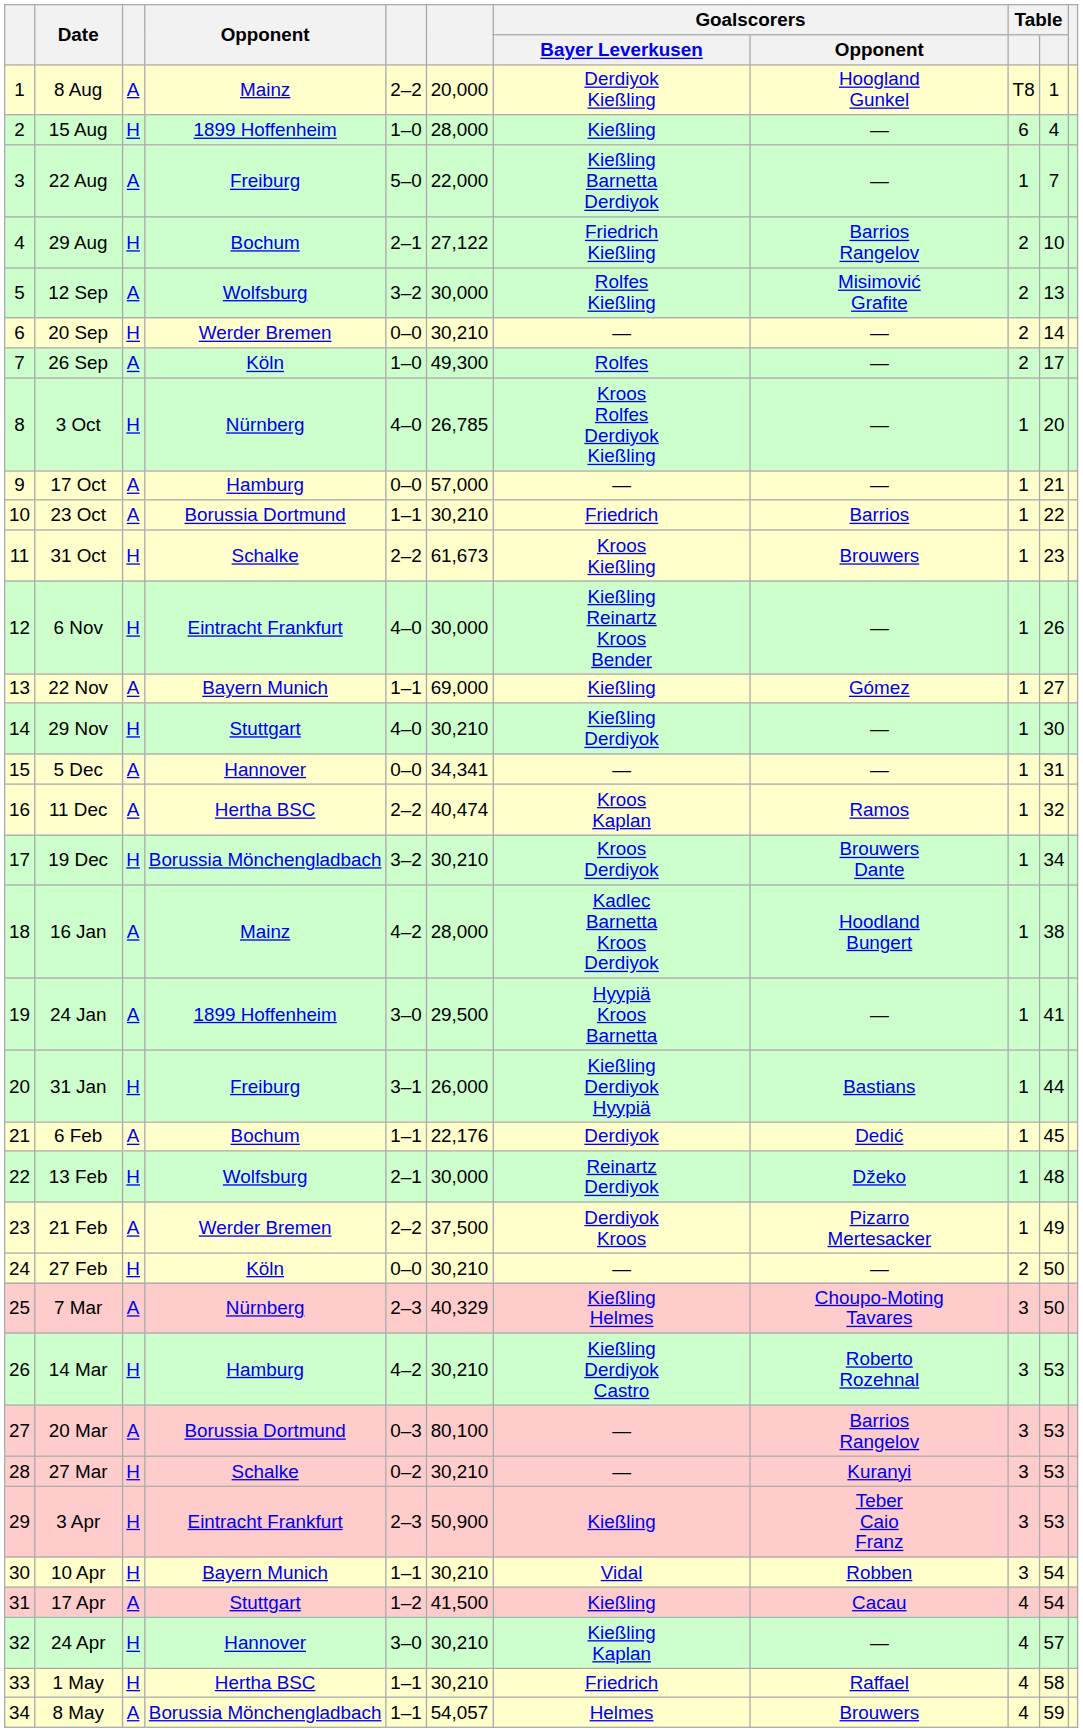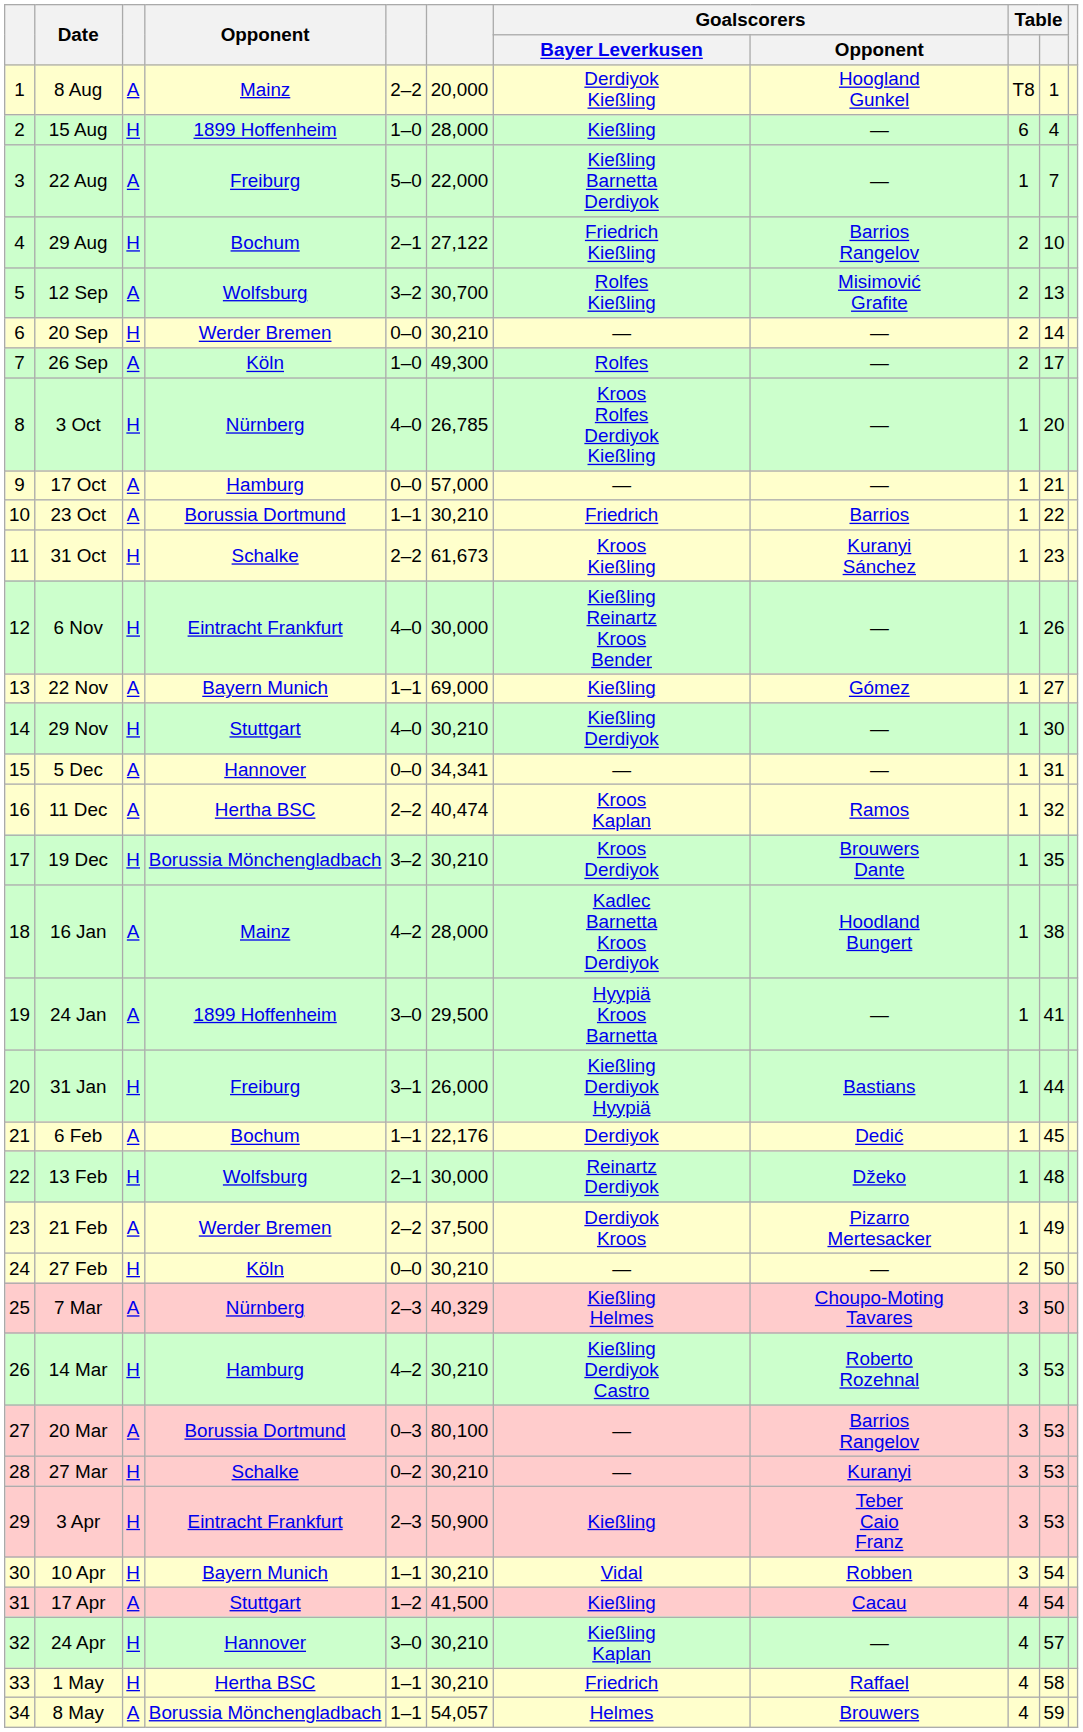(459, 293) 30,000 -> (459, 293) 30,700
(879, 556) Brouwers -> (879, 556) Kuranyi Sánchez
(1054, 860) 34 -> (1054, 860) 35
